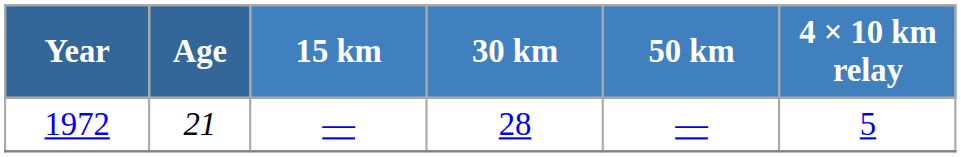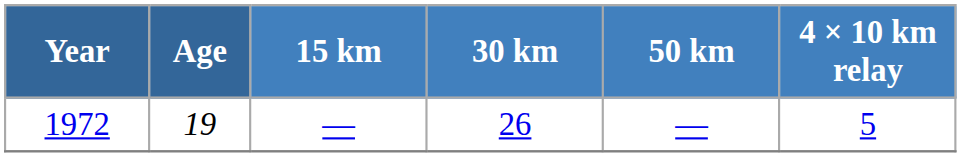(200, 124) 21 -> (200, 124) 19
(515, 124) 28 -> (515, 124) 26
